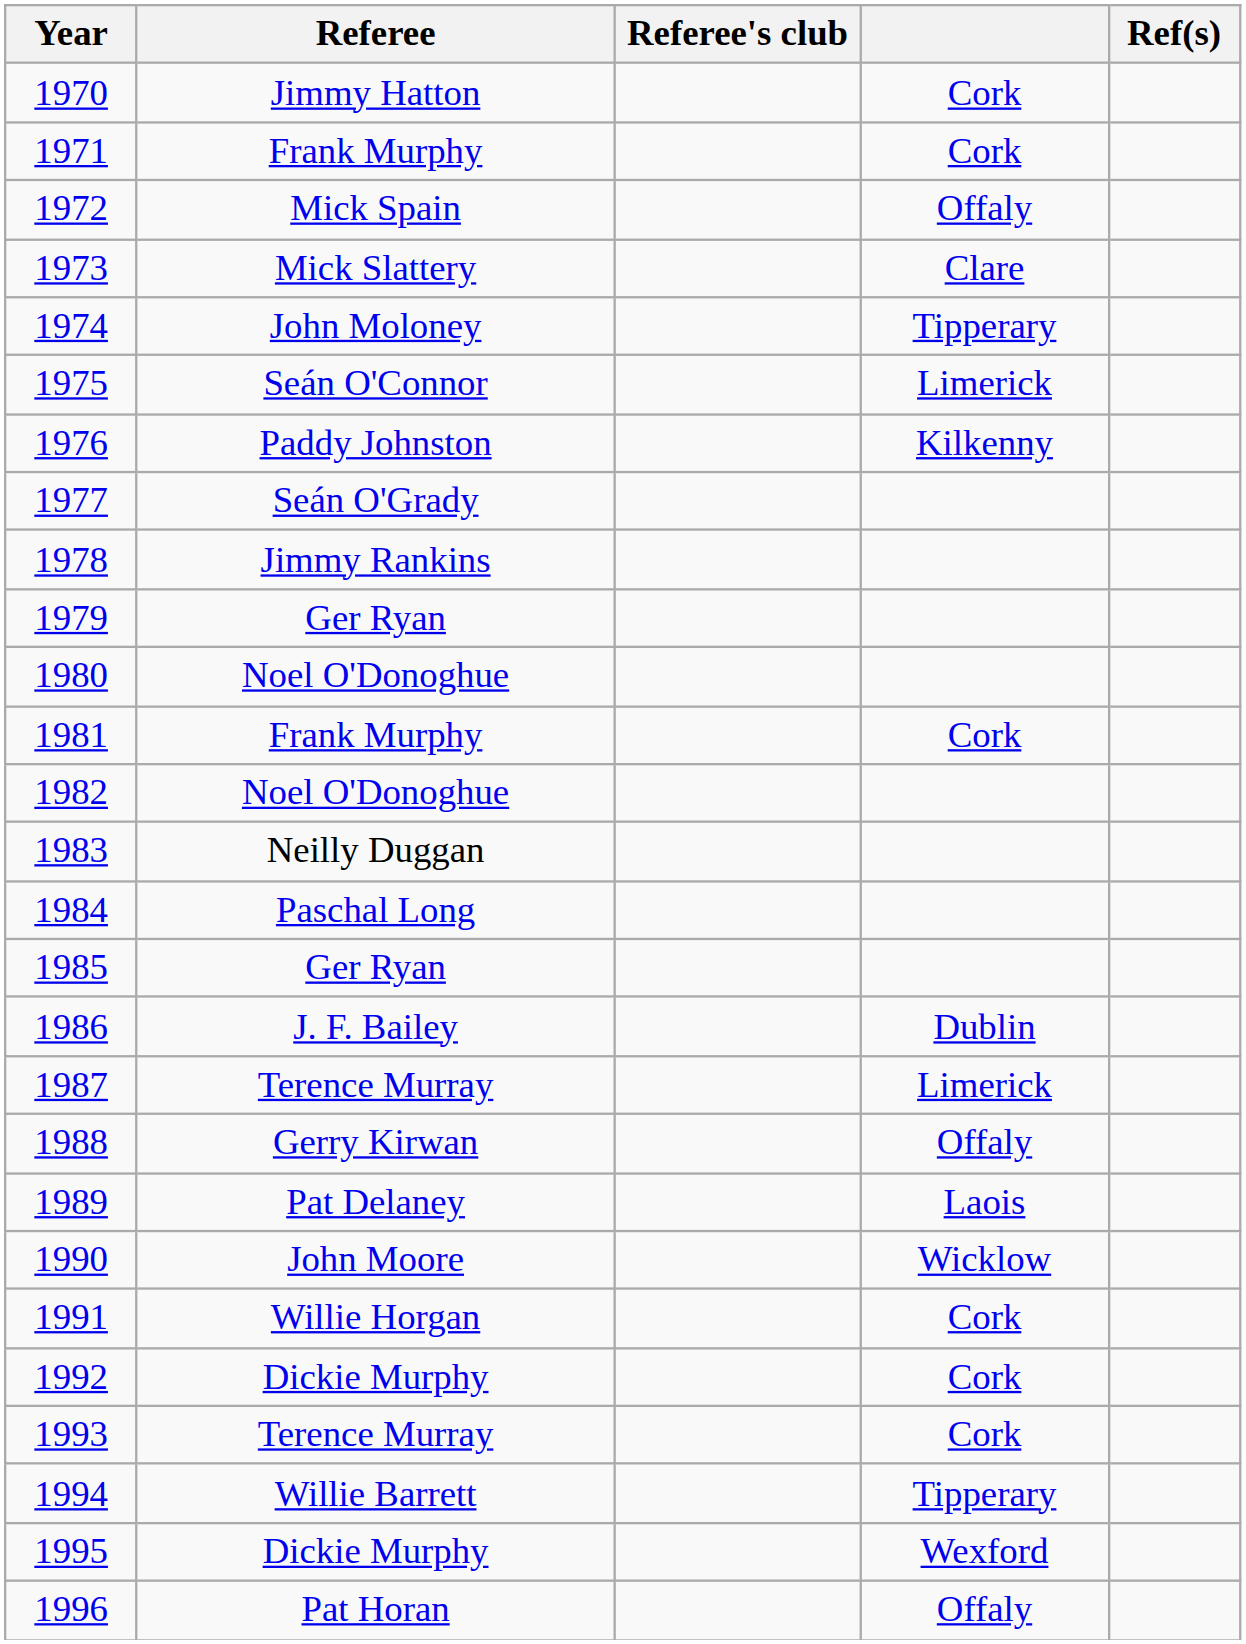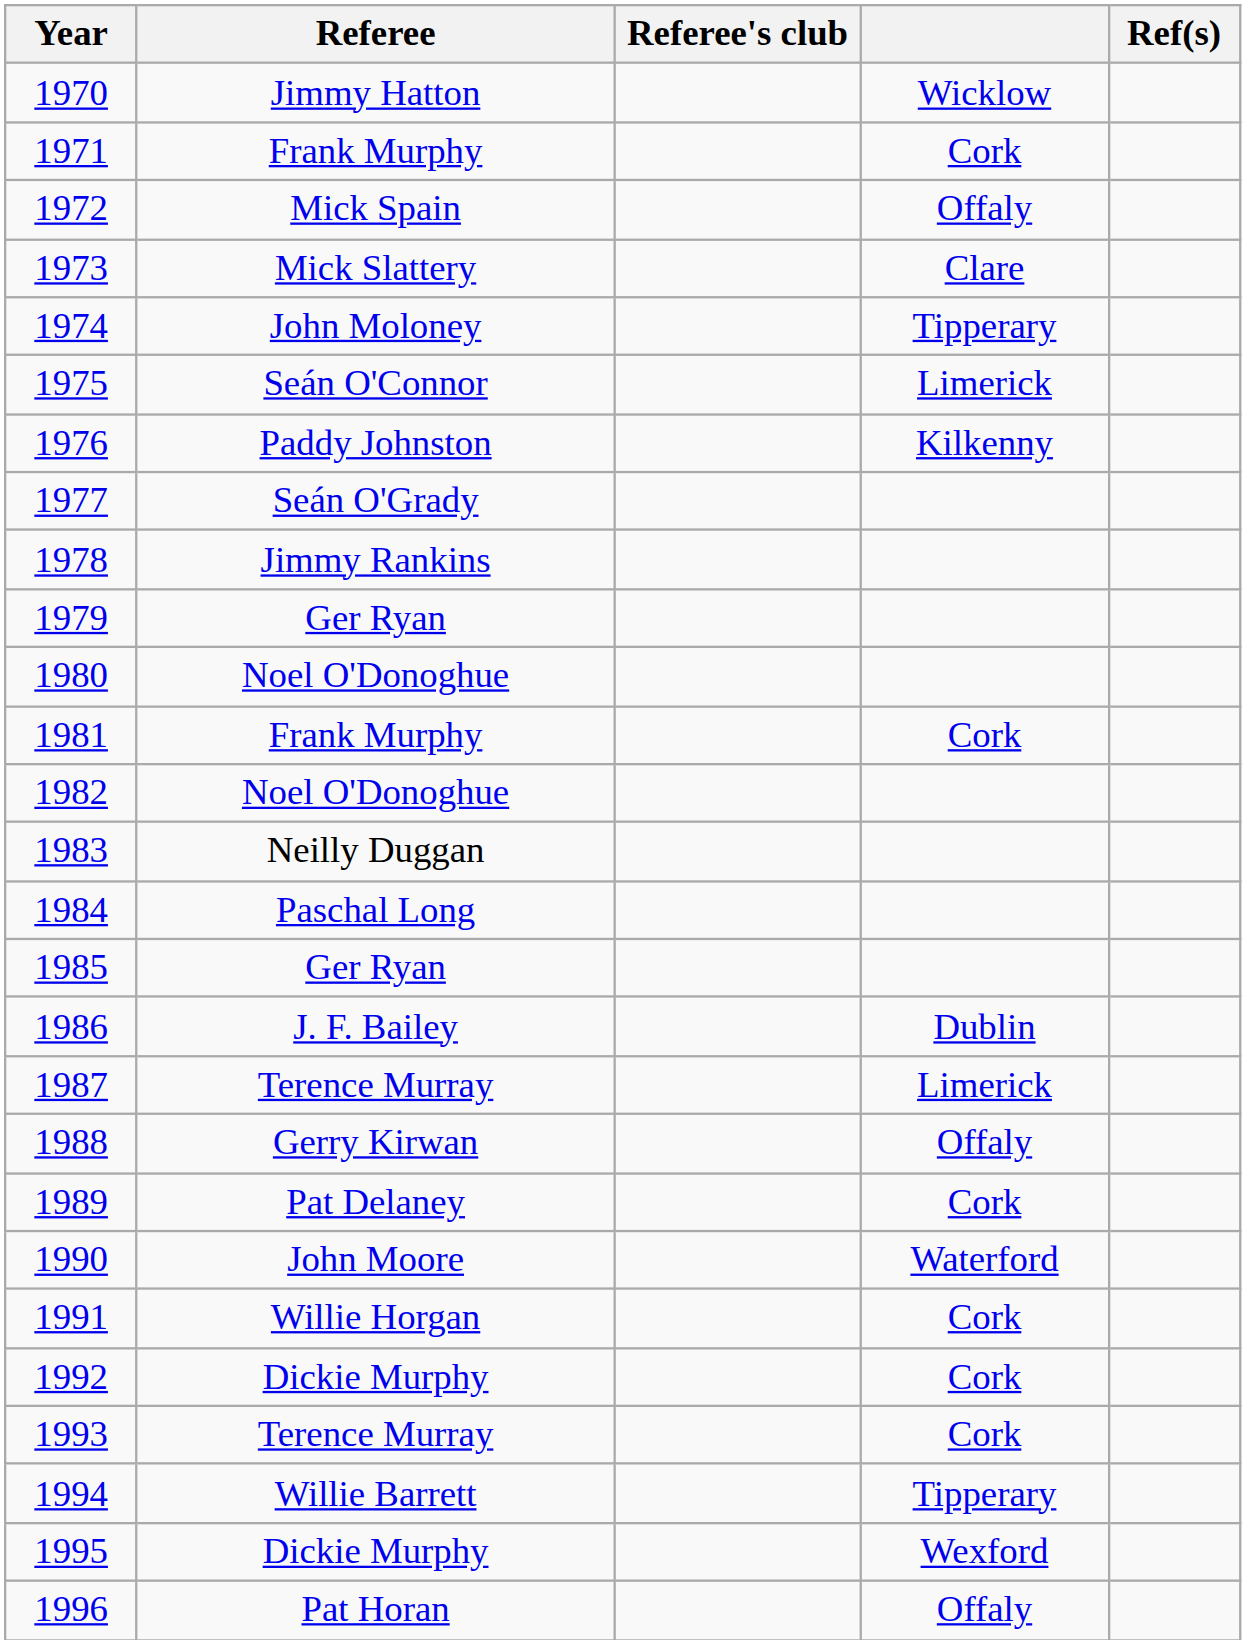(985, 92) Cork -> (985, 92) Wicklow
(985, 1200) Laois -> (985, 1200) Cork
(985, 1259) Wicklow -> (985, 1259) Waterford
